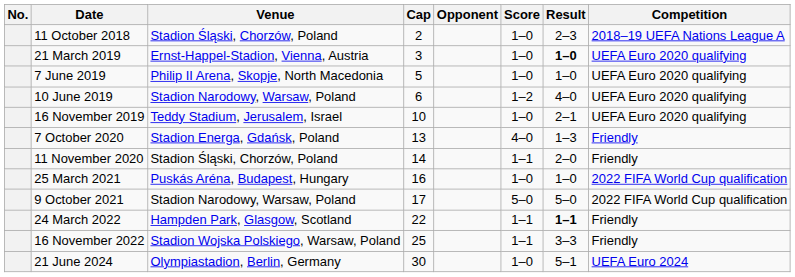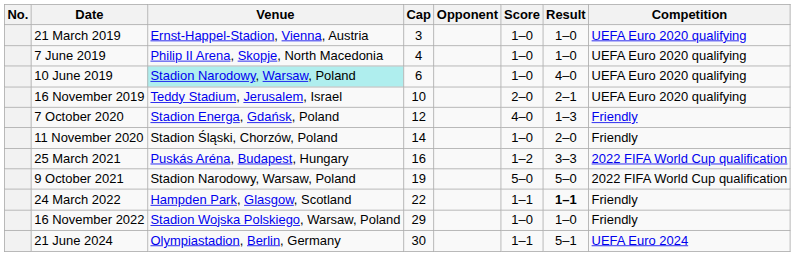- row: (82, 35)
(566, 55) bold -> (566, 35) normal
(419, 76) 5 -> (419, 55) 4
(253, 96) no background -> (253, 76) paleturquoise background
(522, 96) 1–2 -> (522, 76) 1–0
(522, 117) 1–0 -> (522, 96) 2–0
(419, 138) 13 -> (419, 117) 12
(522, 158) 1–1 -> (522, 138) 1–0
(522, 179) 1–0 -> (522, 158) 1–2
(566, 179) 1–0 -> (566, 158) 3–3
(419, 199) 17 -> (419, 179) 19
(419, 240) 25 -> (419, 220) 29
(522, 240) 1–1 -> (522, 220) 1–0
(566, 240) 3–3 -> (566, 220) 1–0
(522, 261) 1–0 -> (522, 240) 1–1
